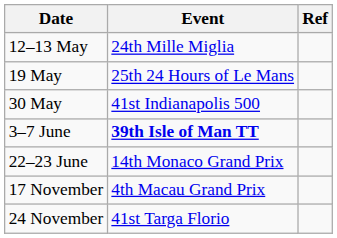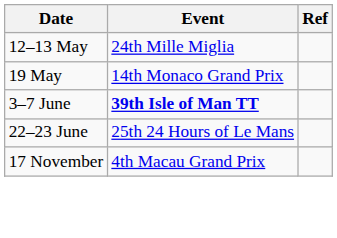(203, 75) 25th 24 Hours of Le Mans -> (197, 75) 14th Monaco Grand Prix
- row: (35, 103)
(197, 160) 14th Monaco Grand Prix -> (203, 132) 25th 24 Hours of Le Mans
- row: (56, 217)
